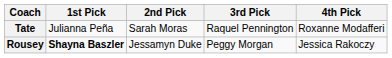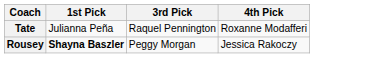- column: (165, 12)
